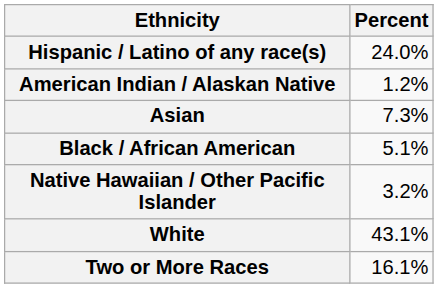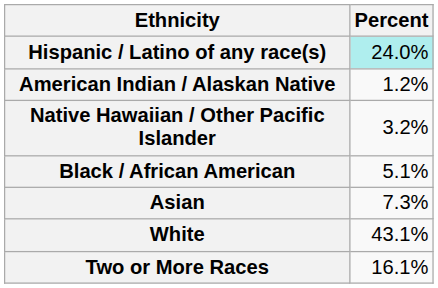(400, 52) no background -> (400, 52) paleturquoise background
rows swapped: (177, 116) <-> (177, 191)
